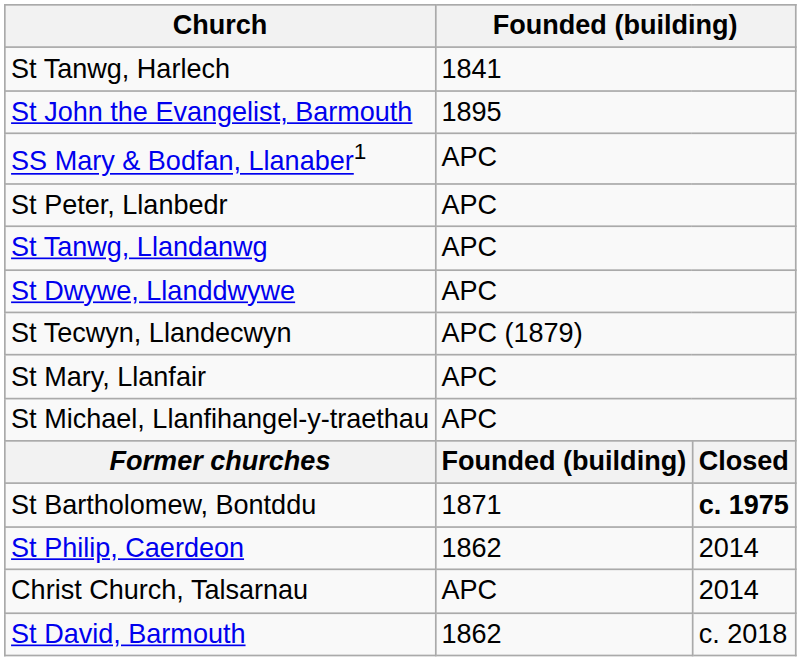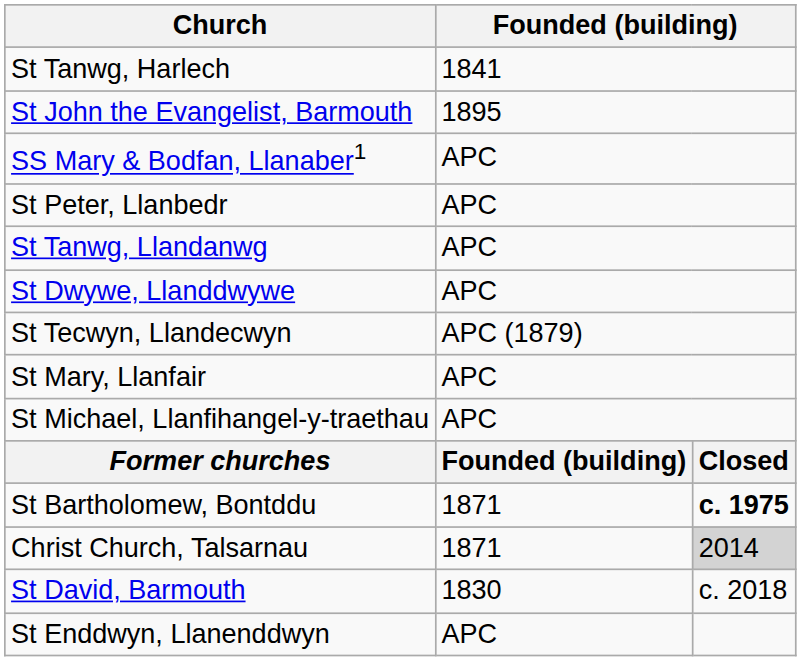- row: (128, 547)
(469, 590) APC -> (471, 547) 1871
(729, 590) no background -> (729, 547) lightgrey background
(471, 633) 1862 -> (471, 590) 1830
+ row: (170, 633)
